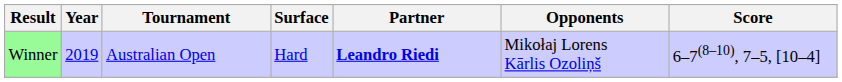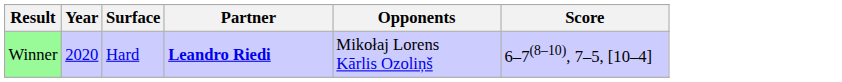- column: (186, 17)
(82, 54) 2019 -> (82, 54) 2020
